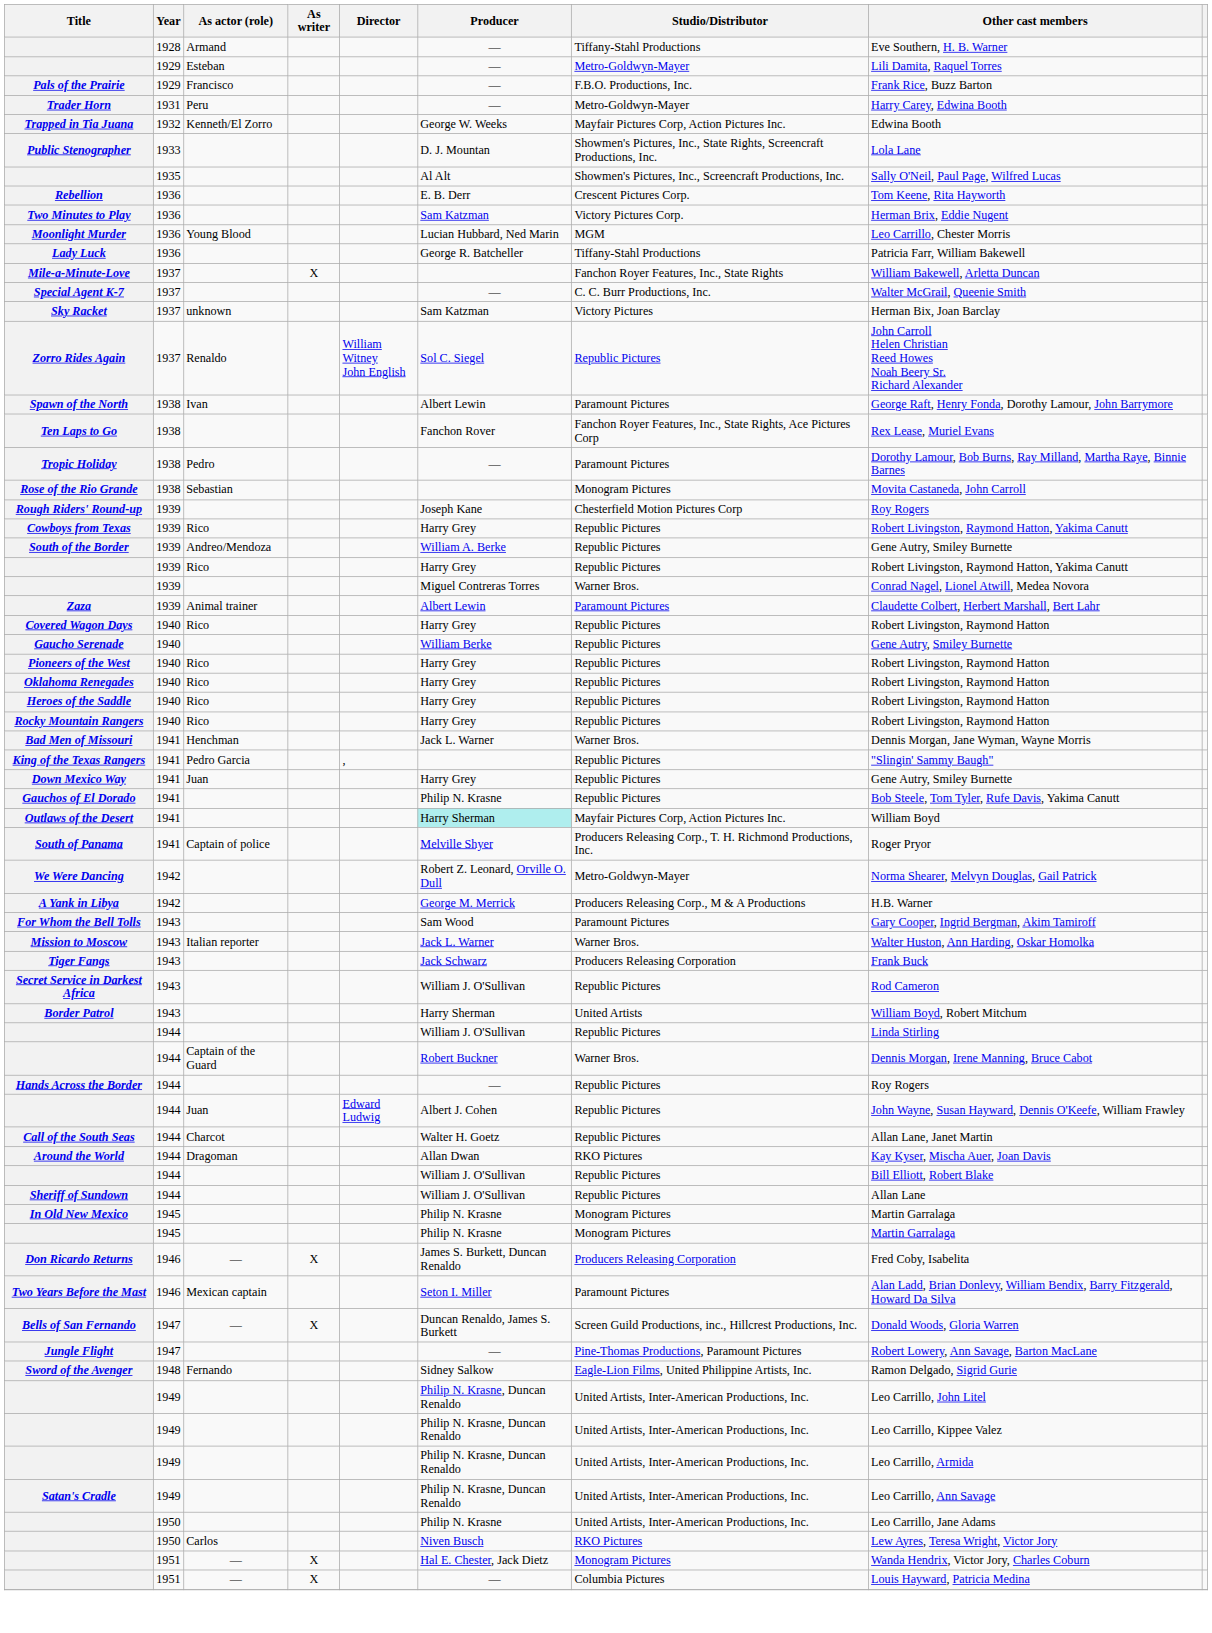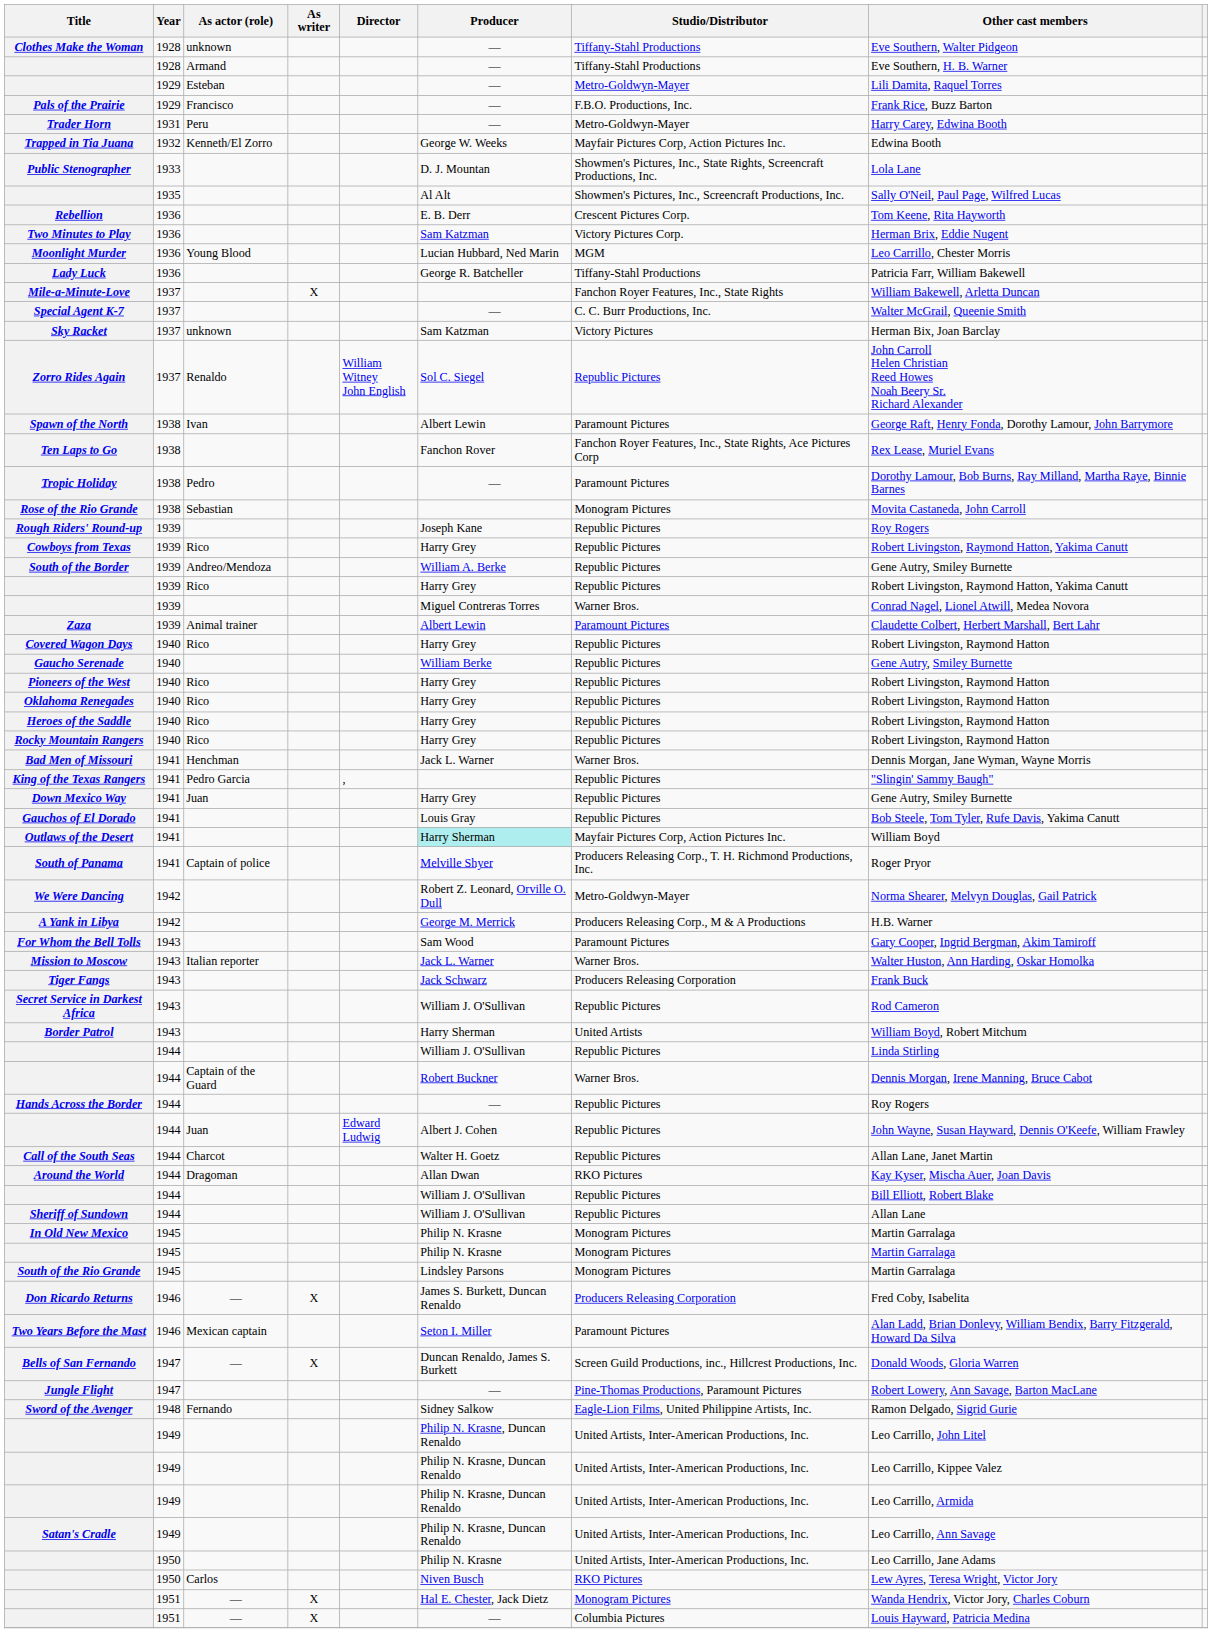+ row: (79, 47)
(658, 509) Chesterfield Motion Pictures Corp -> (617, 528) Republic Pictures
(461, 798) Philip N. Krasne -> (448, 817) Louis Gray
+ row: (79, 1271)
